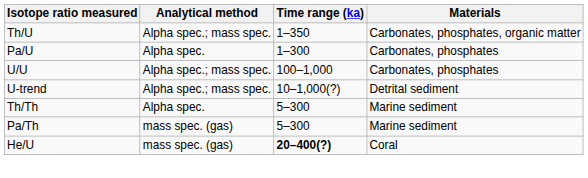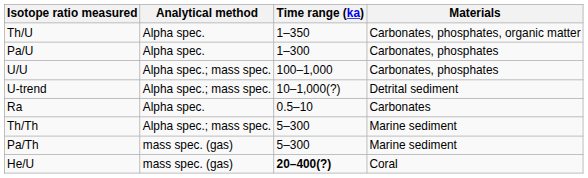(207, 32) Alpha spec.; mass spec. -> (174, 32) Alpha spec.
+ row: (15, 107)
(174, 107) Alpha spec. -> (207, 126) Alpha spec.; mass spec.
